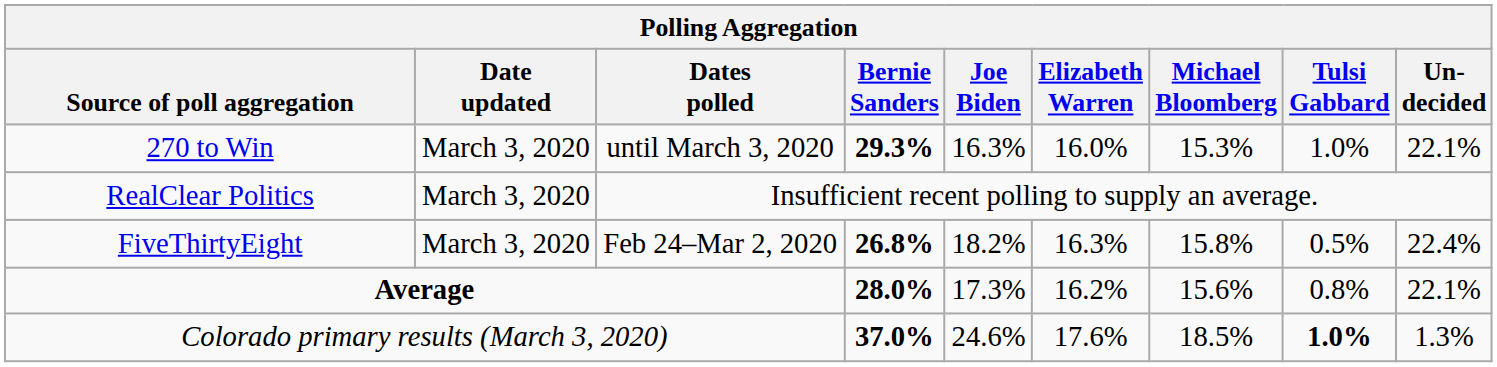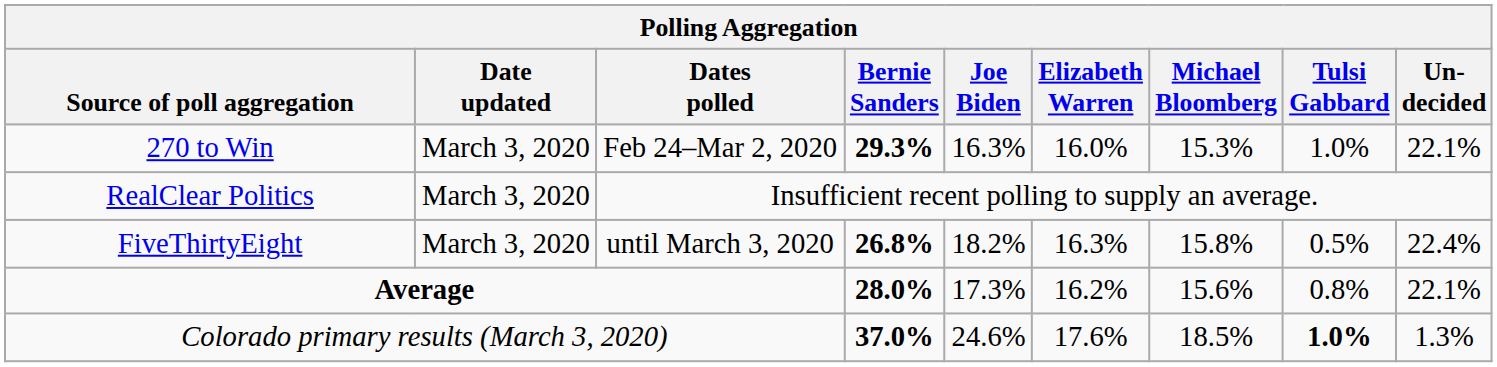(720, 148) until March 3, 2020 -> (720, 148) Feb 24–Mar 2, 2020
(720, 243) Feb 24–Mar 2, 2020 -> (720, 243) until March 3, 2020
